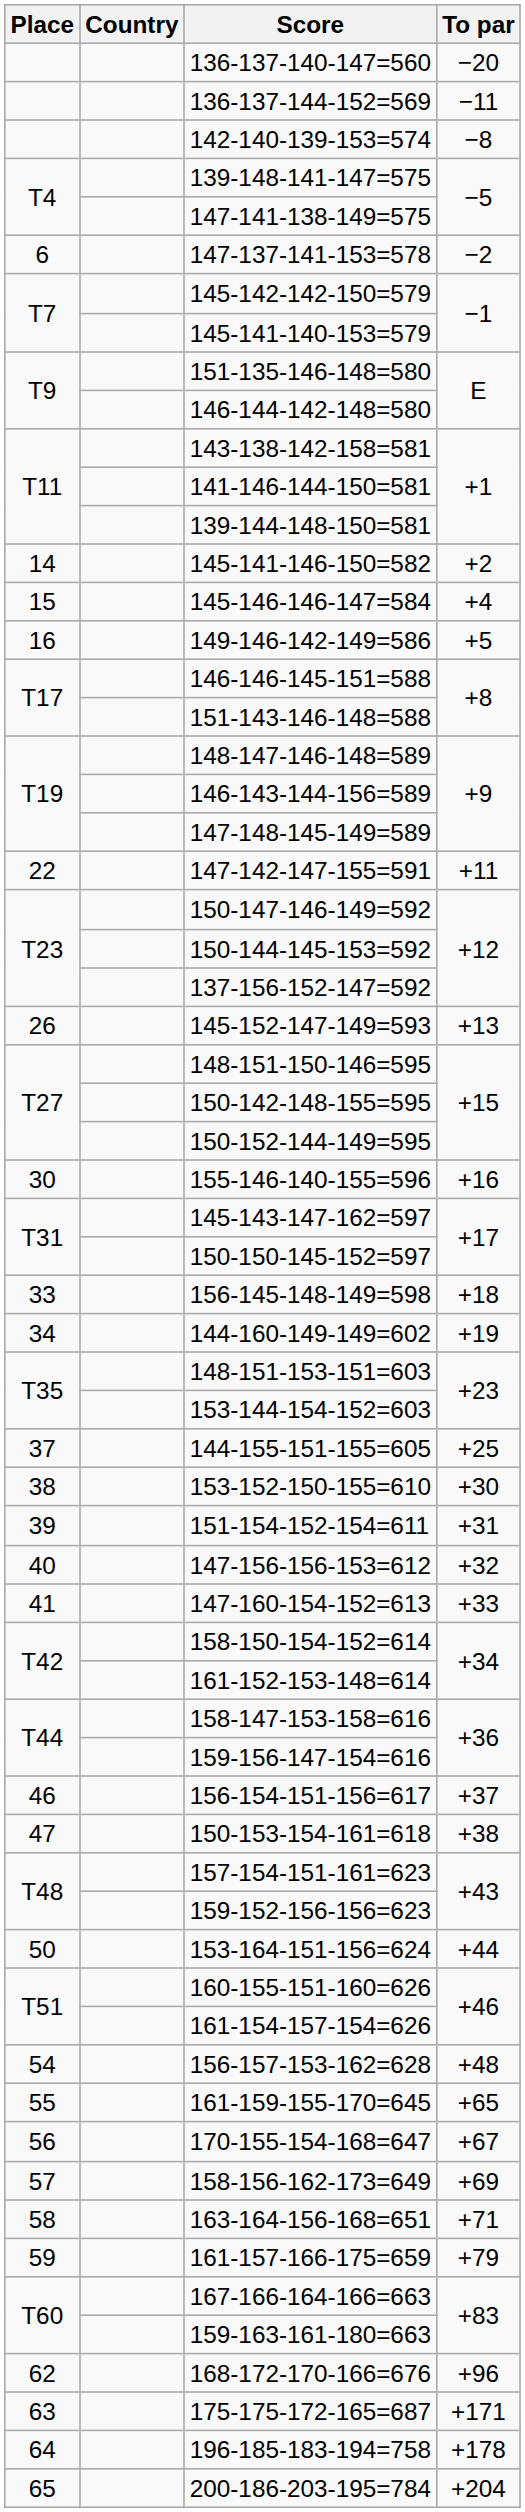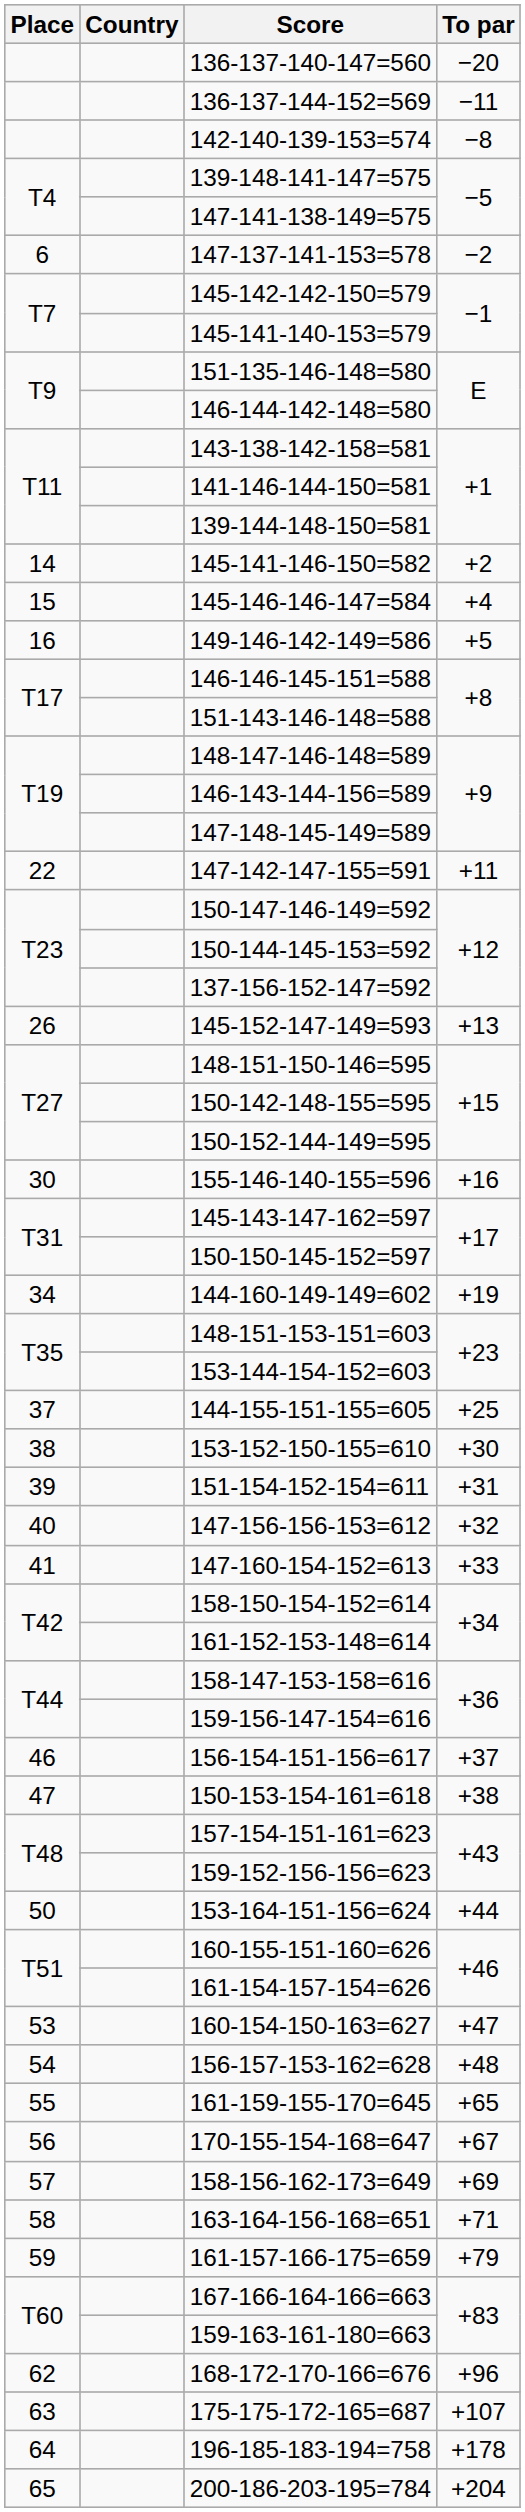- row: (310, 1295)
+ row: (310, 2026)
(478, 2411) +171 -> (478, 2411) +107
